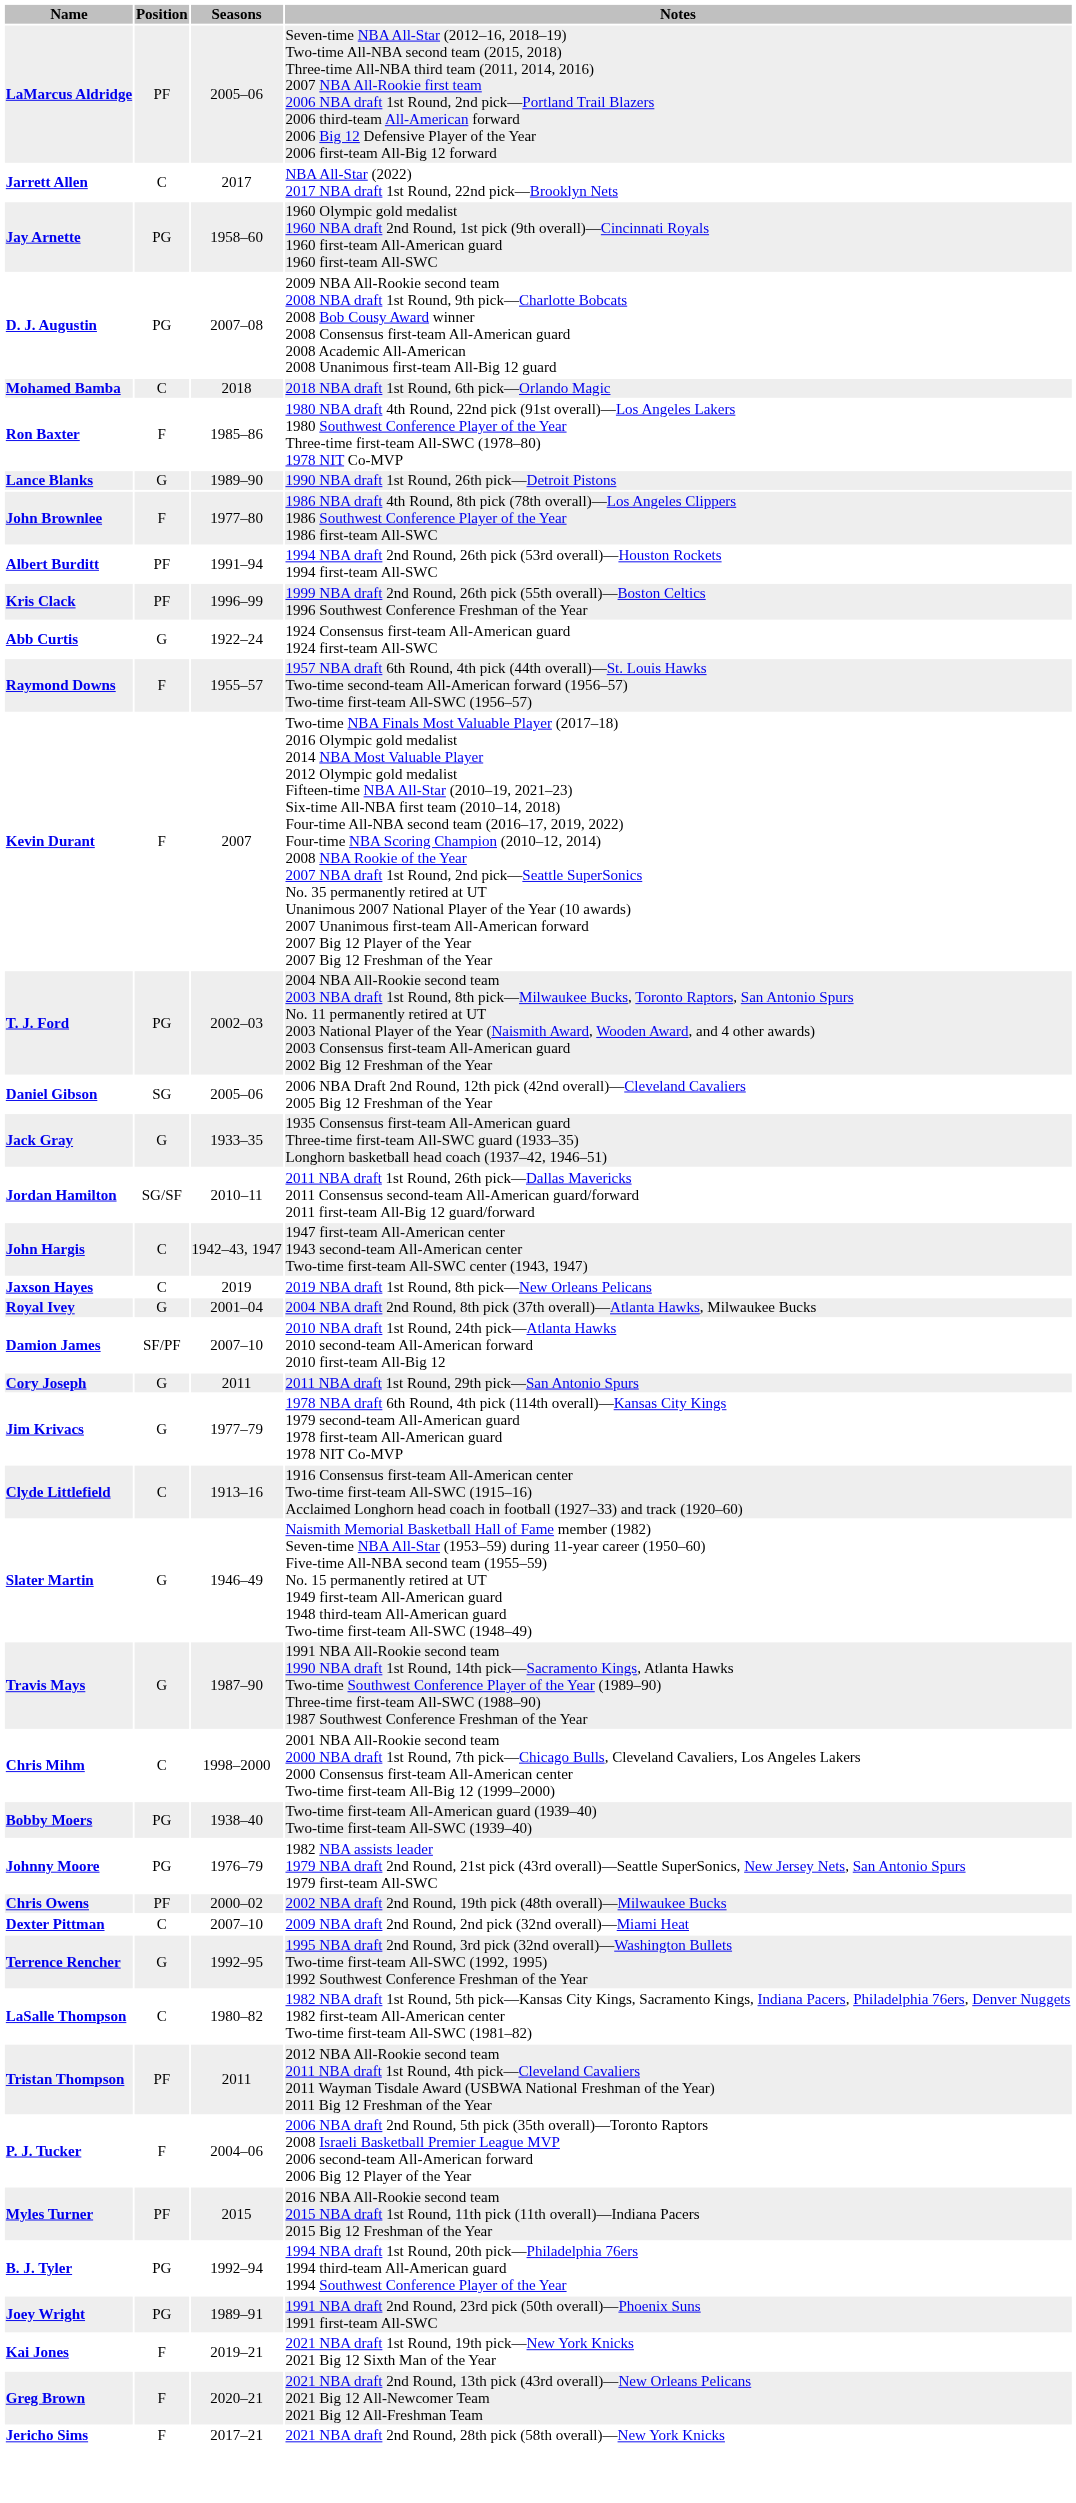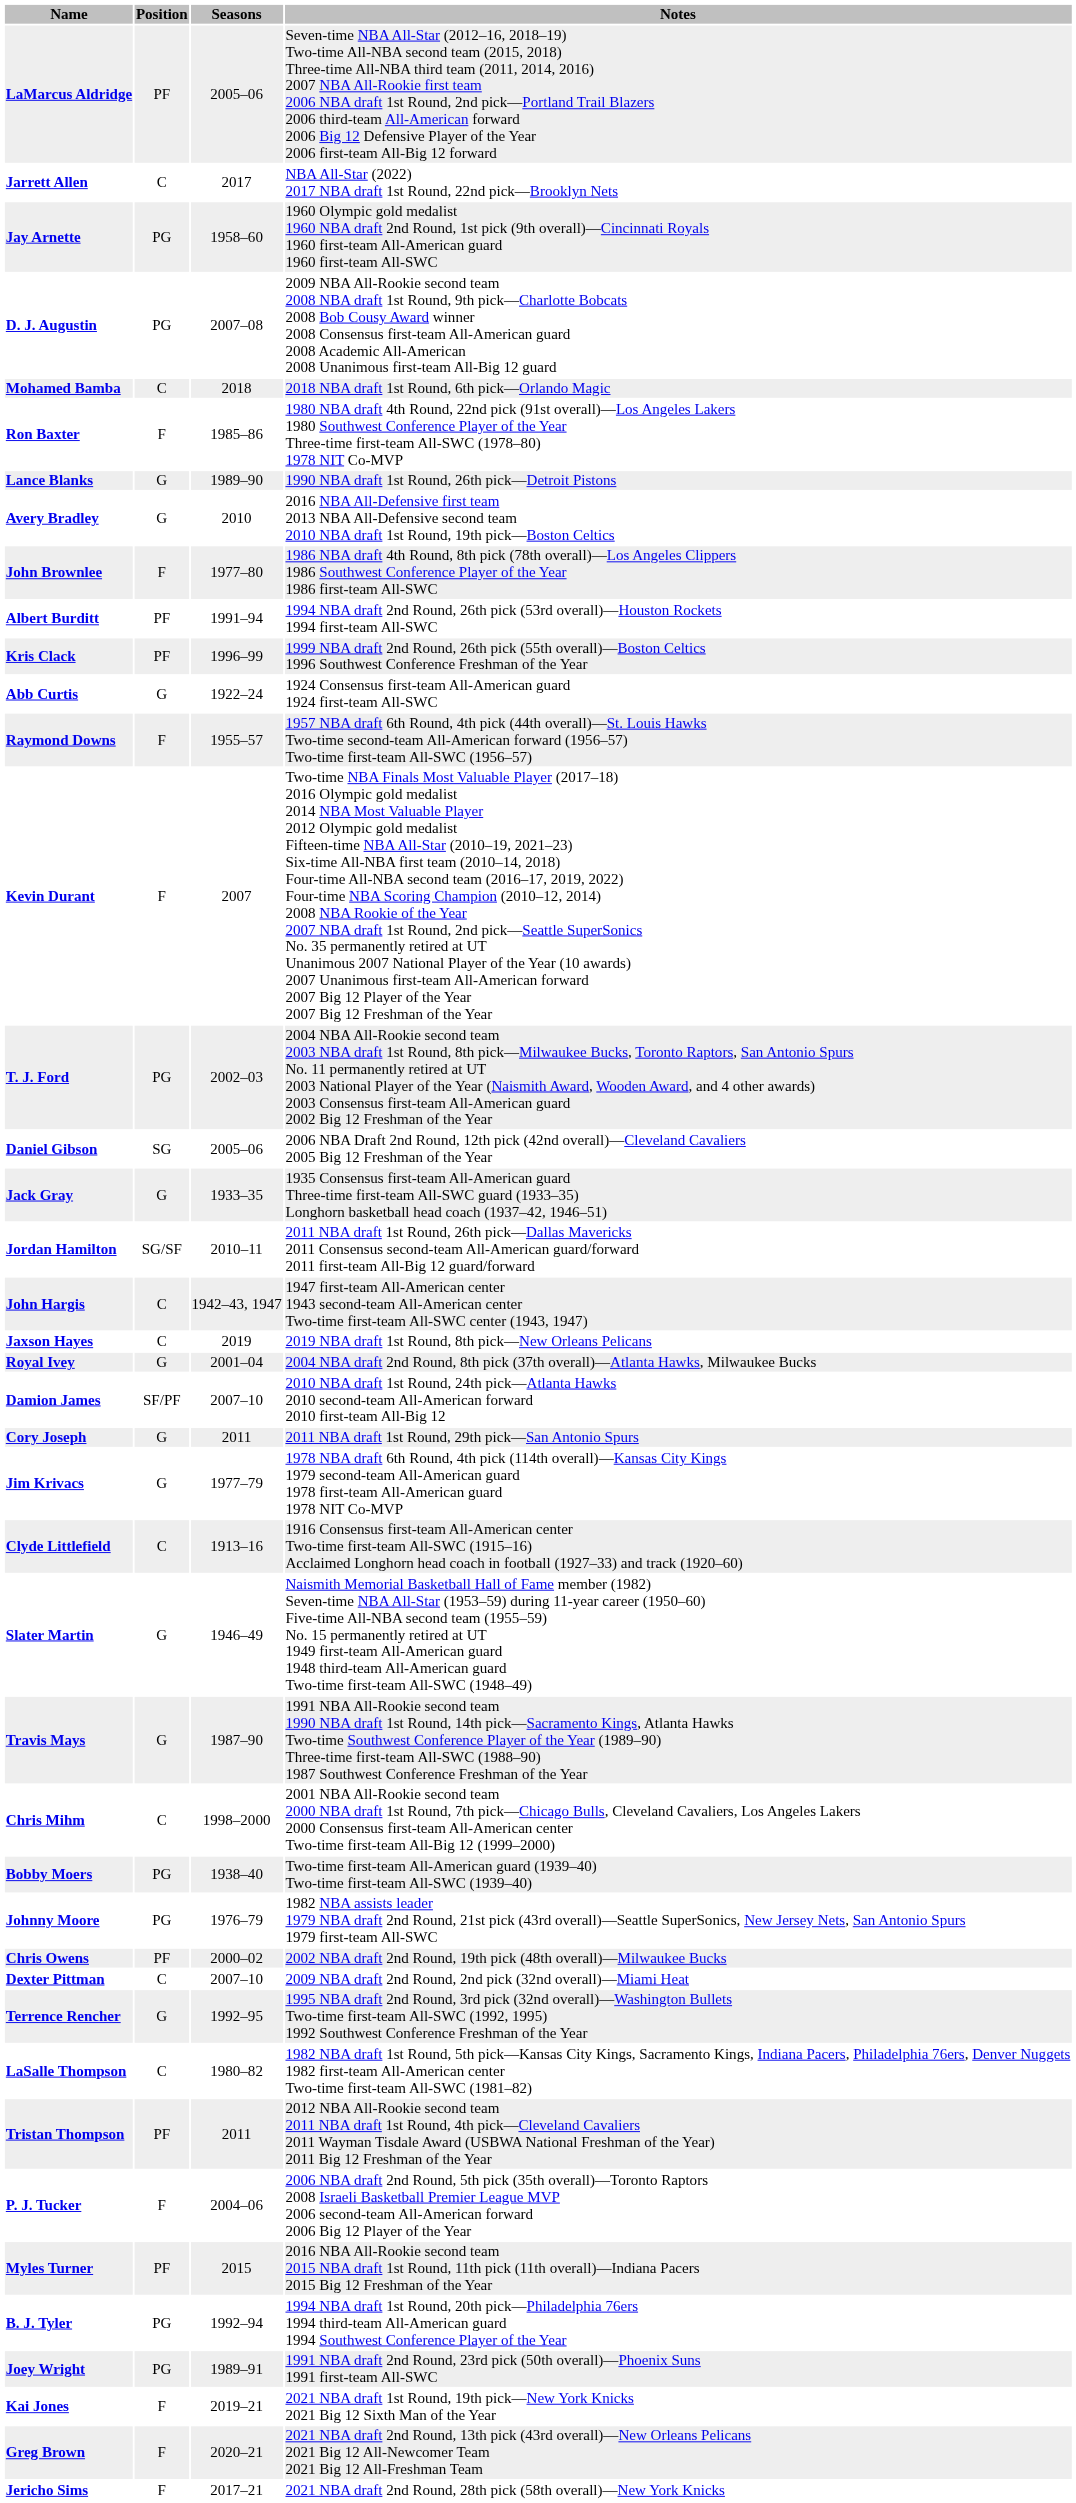+ row: (52, 518)
